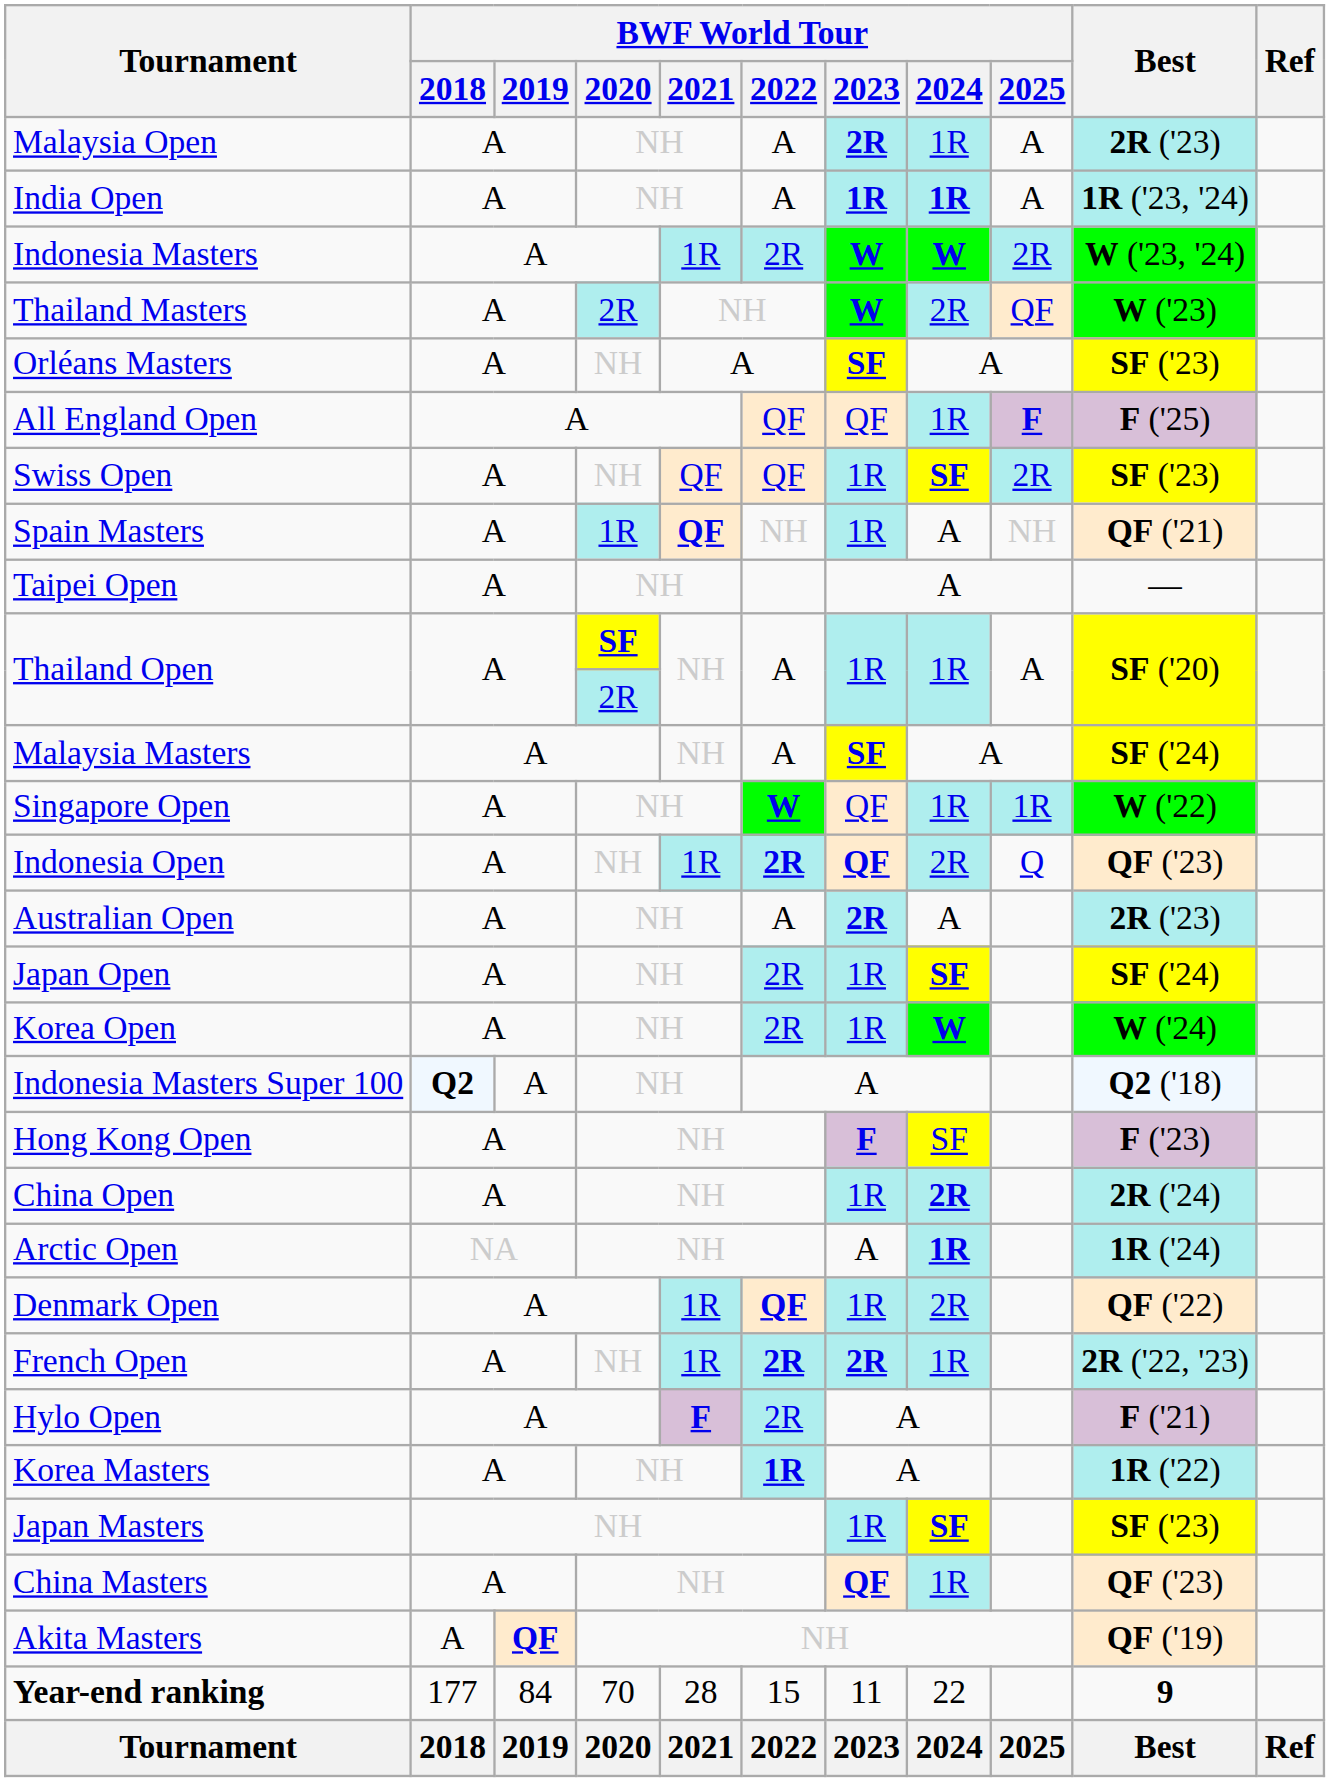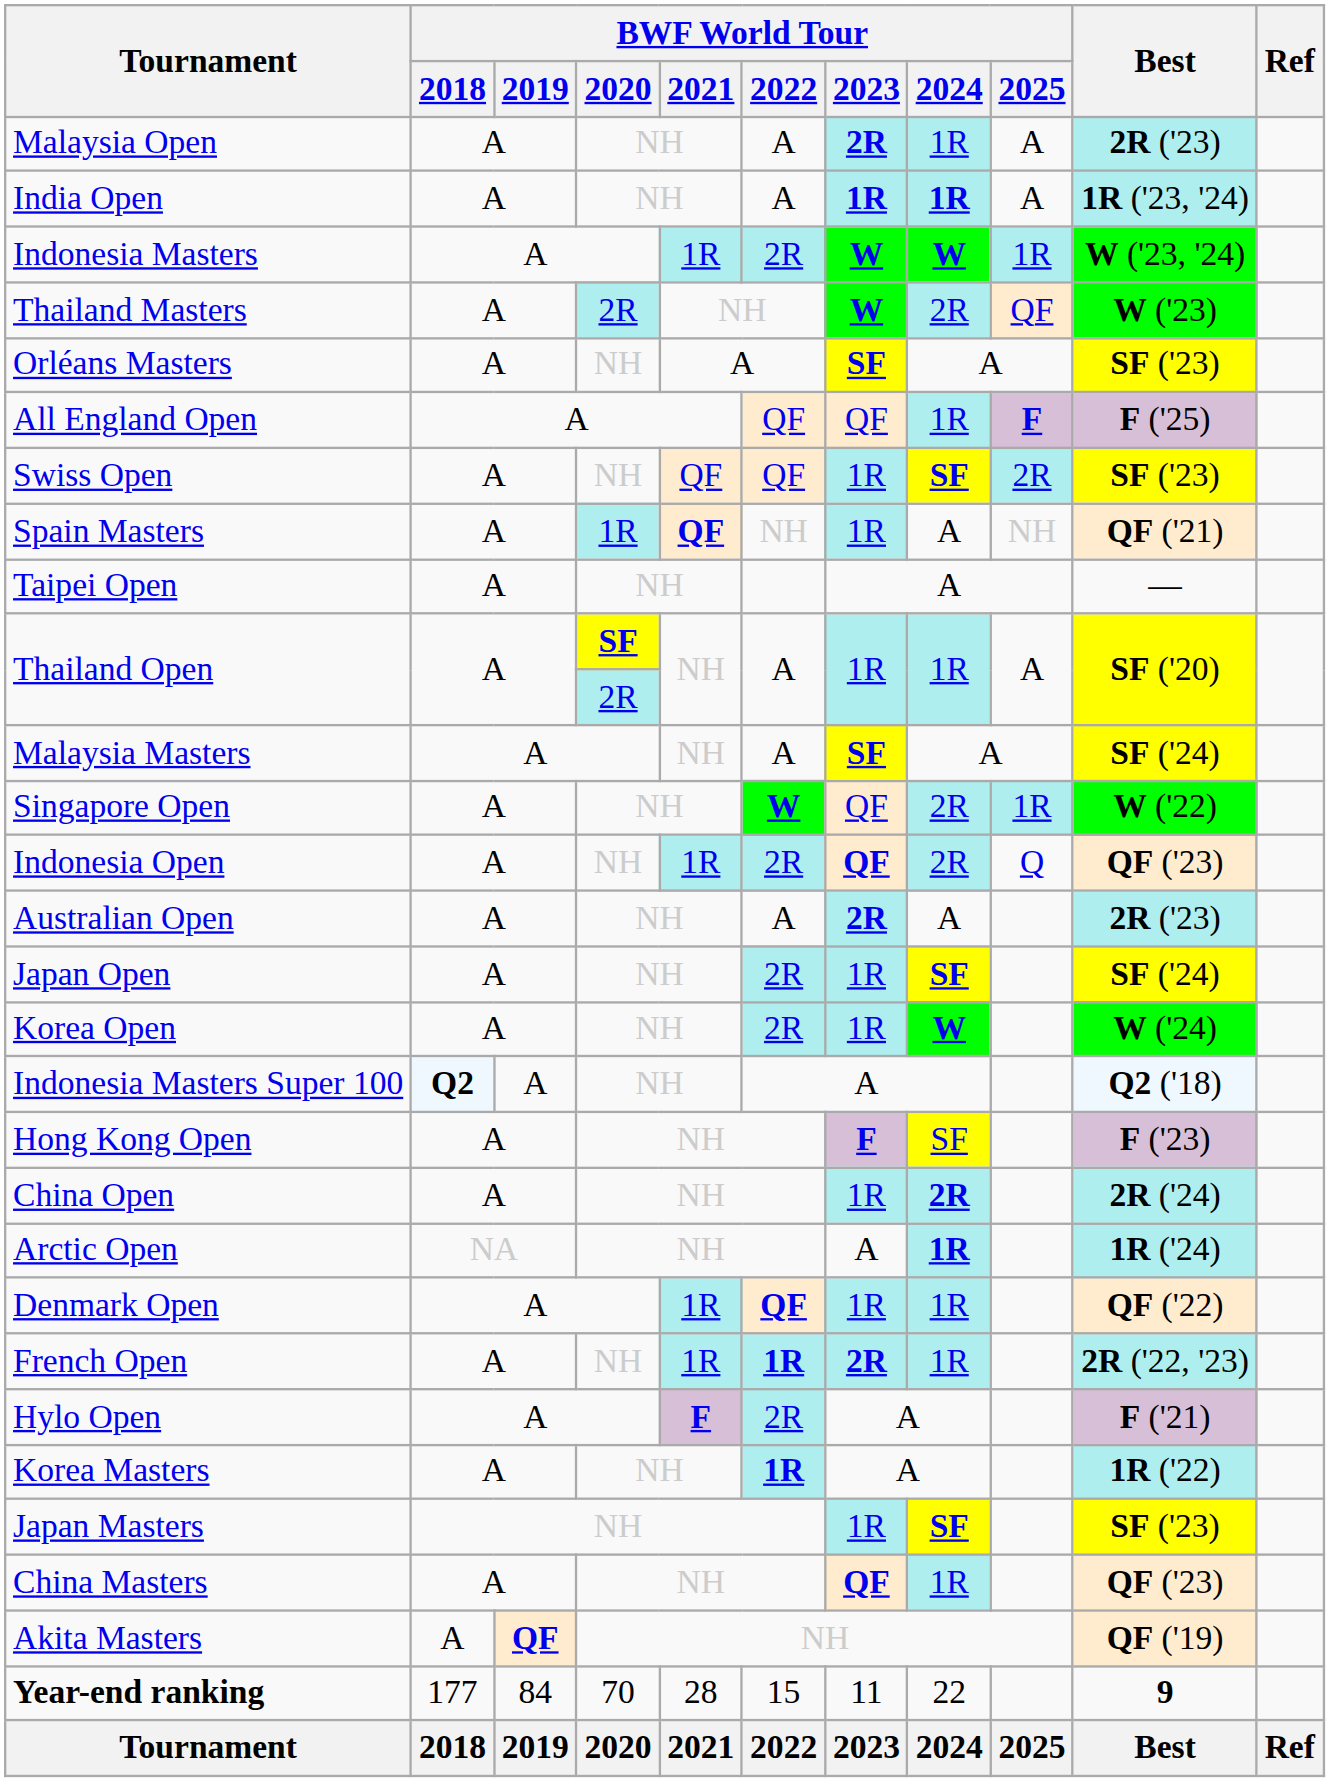(1032, 253) 2R -> (1032, 253) 1R
(949, 807) 1R -> (949, 807) 2R
(784, 862) bold -> (784, 862) normal
(949, 1305) 2R -> (949, 1305) 1R
(784, 1360) 2R -> (784, 1360) 1R
